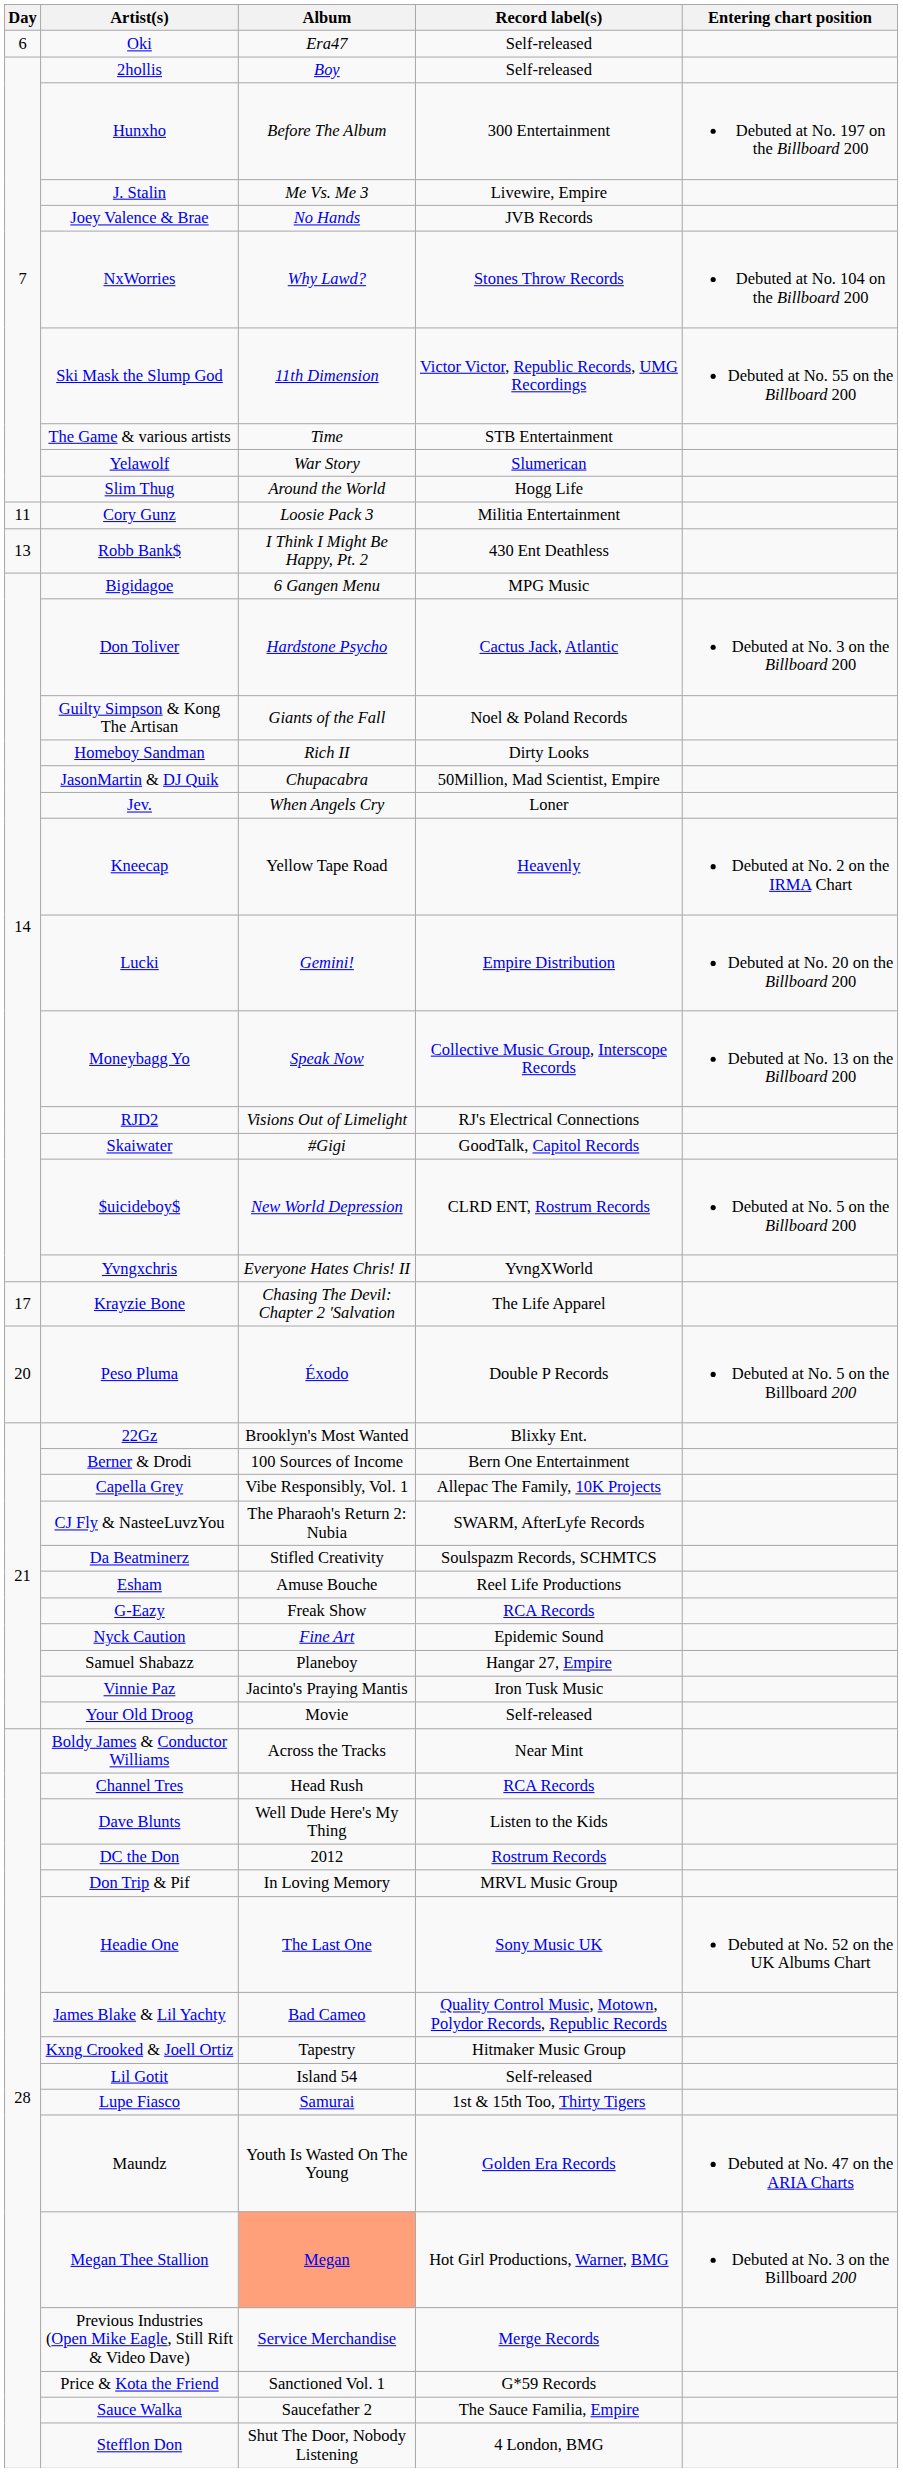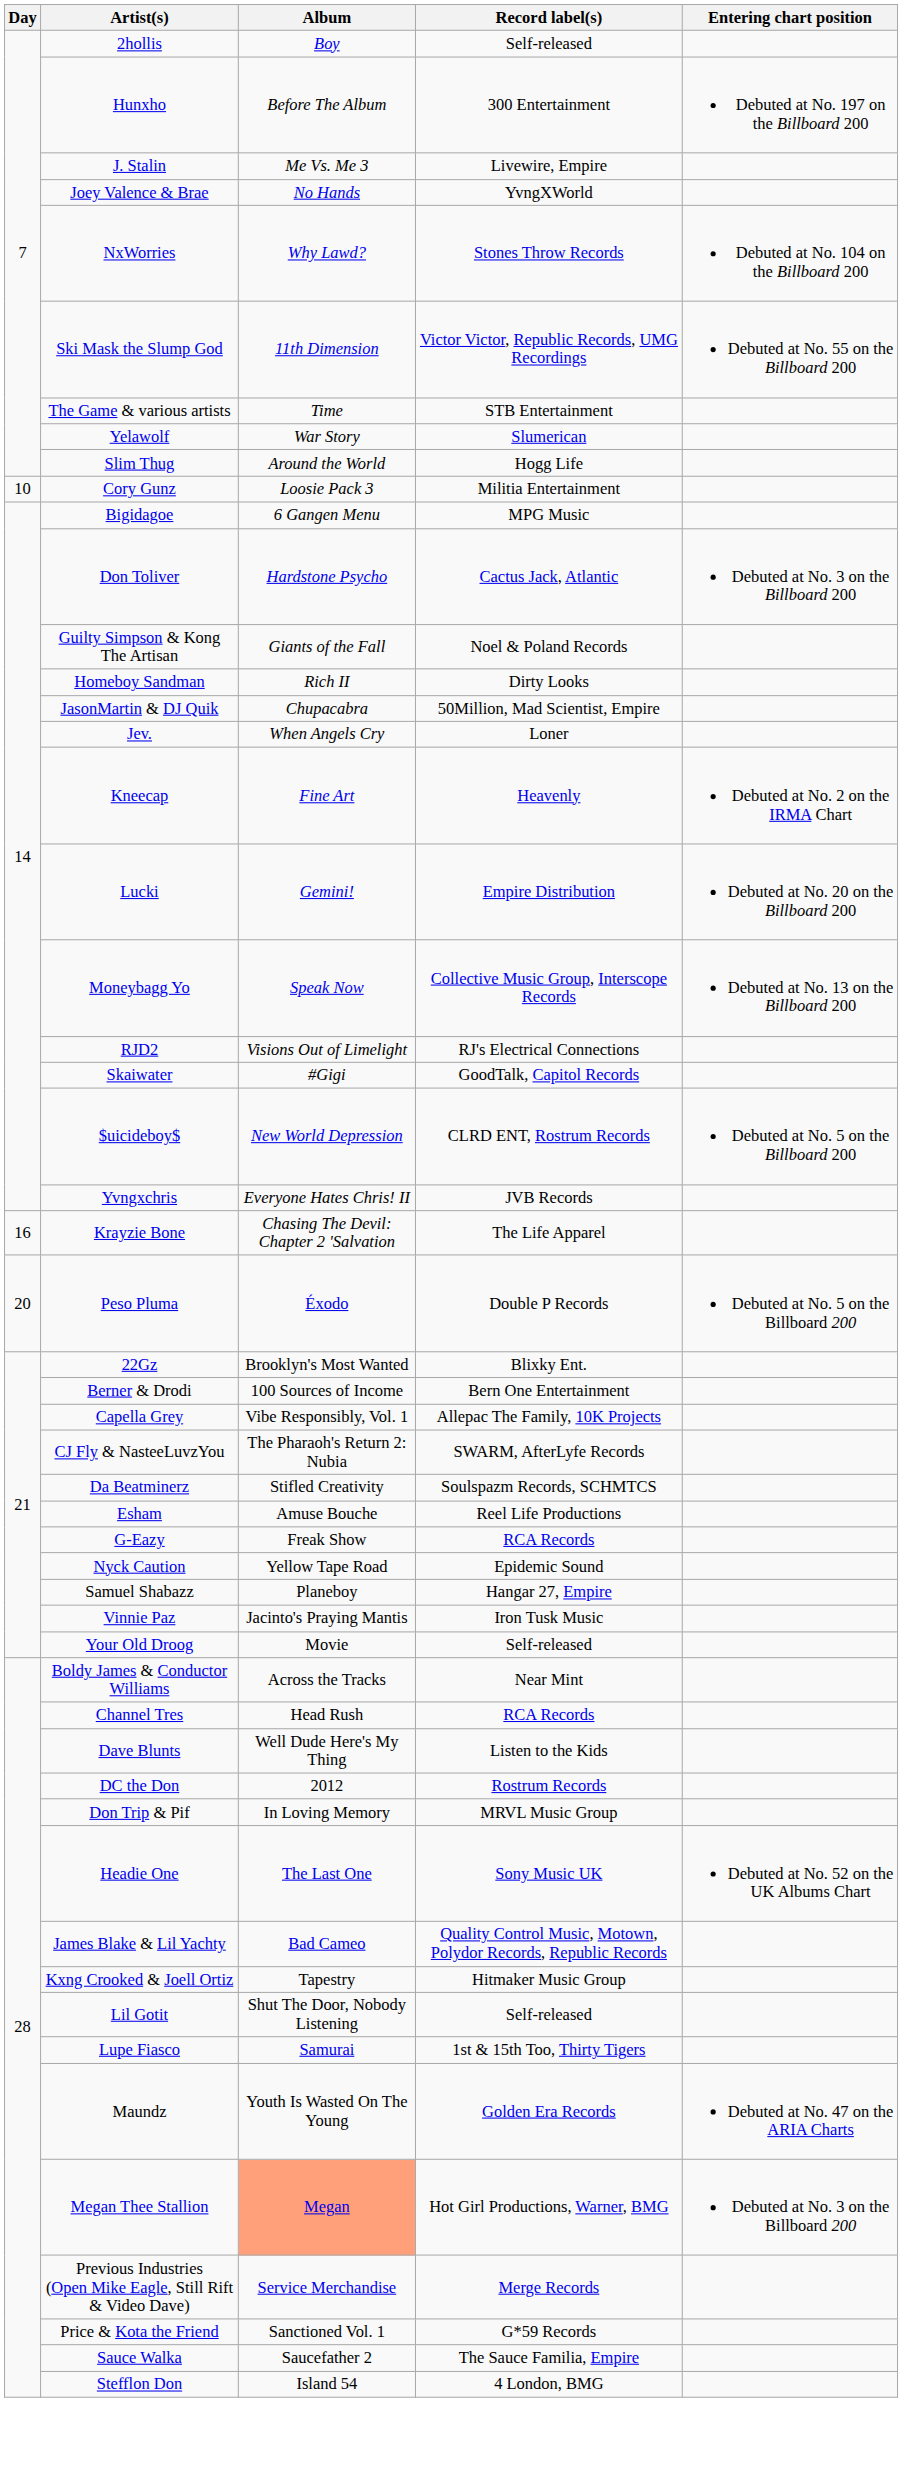- row: (139, 43)
(549, 218) JVB Records -> (549, 192) YvngXWorld
(23, 515) 11 -> (23, 489) 10
- row: (139, 550)
(327, 866) Yellow Tape Road -> (327, 795) Fine Art
(549, 1268) YvngXWorld -> (549, 1197) JVB Records
(23, 1303) 17 -> (23, 1232) 16
(327, 1636) Fine Art -> (327, 1566) Yellow Tape Road
(327, 2076) Island 54 -> (327, 2014) Shut The Door, Nobody Listening
(327, 2445) Shut The Door, Nobody Listening -> (327, 2383) Island 54
